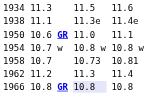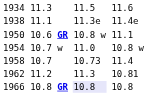(84, 34) 11.0 -> (90, 34) 10.8 w
(90, 48) 10.8 w -> (84, 48) 11.0
(125, 61) 10.81 -> (122, 61) 11.4
(122, 74) 11.4 -> (125, 74) 10.81
